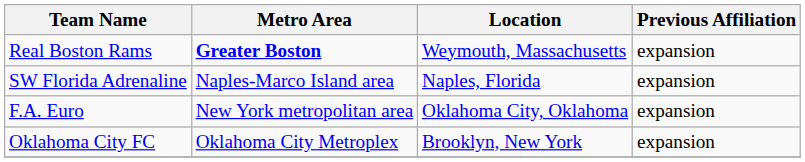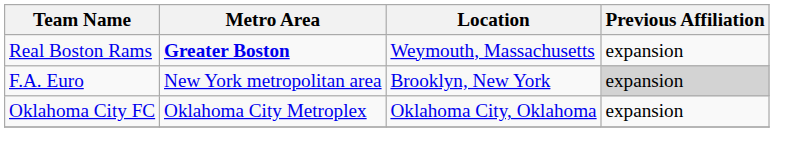- row: (98, 80)
(525, 111) Oklahoma City, Oklahoma -> (470, 80) Brooklyn, New York
(676, 111) no background -> (644, 80) lightgrey background
(502, 141) Brooklyn, New York -> (494, 111) Oklahoma City, Oklahoma
